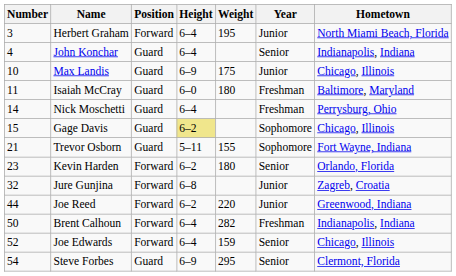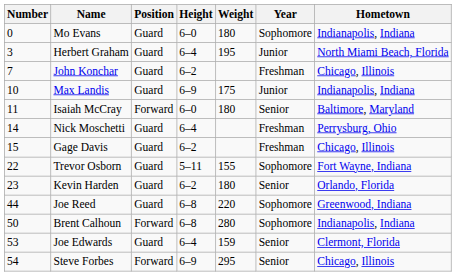+ row: (77, 33)
(154, 33) Forward -> (149, 52) Guard
(10, 52) 4 -> (10, 71) 7
(188, 52) 6–4 -> (188, 71) 6–2
(274, 52) Senior -> (281, 71) Freshman
(366, 52) Indianapolis, Indiana -> (356, 71) Chicago, Illinois
(356, 71) Chicago, Illinois -> (366, 90) Indianapolis, Indiana
(149, 90) Guard -> (154, 109) Forward
(281, 90) Freshman -> (274, 109) Senior
(188, 128) khaki background -> (188, 147) no background
(285, 128) Sophomore -> (281, 147) Freshman
(13, 147) 21 -> (13, 166) 22
(154, 166) Forward -> (149, 185) Guard
- row: (83, 185)
(154, 204) Forward -> (149, 204) Guard
(188, 204) 6–2 -> (188, 204) 6–8
(273, 204) Junior -> (285, 204) Sophomore
(188, 223) 6–4 -> (188, 223) 6–8
(227, 223) 282 -> (227, 223) 280
(281, 223) Freshman -> (285, 223) Sophomore
(13, 242) 52 -> (13, 242) 53
(154, 242) Forward -> (149, 242) Guard
(356, 242) Chicago, Illinois -> (359, 242) Clermont, Florida
(149, 261) Guard -> (154, 261) Forward
(359, 261) Clermont, Florida -> (356, 261) Chicago, Illinois
